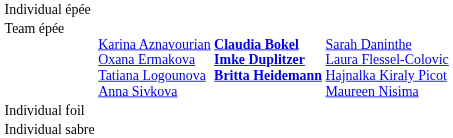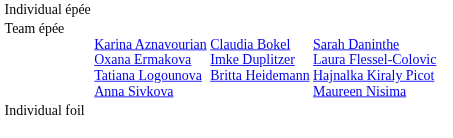(268, 59) bold -> (260, 59) normal
- row: (50, 129)
